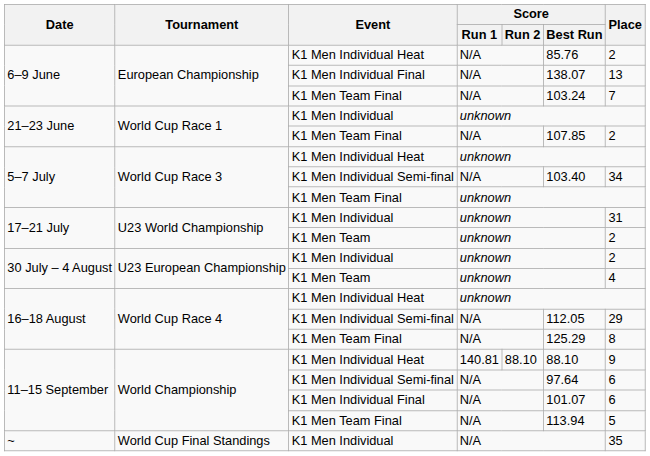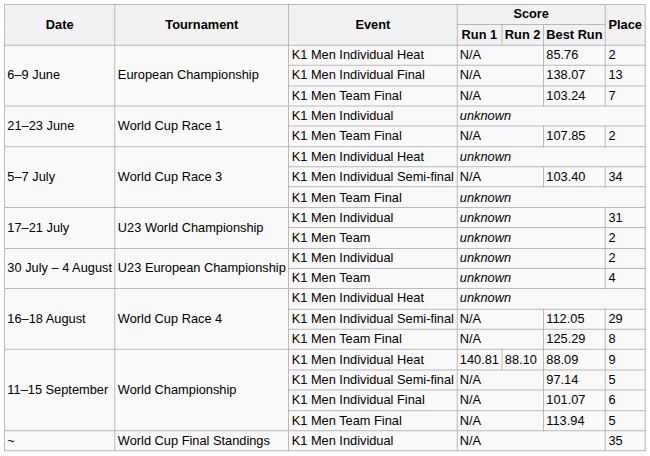(562, 359) 88.10 -> (562, 359) 88.09
(562, 380) 97.64 -> (562, 380) 97.14
(612, 380) 6 -> (612, 380) 5
